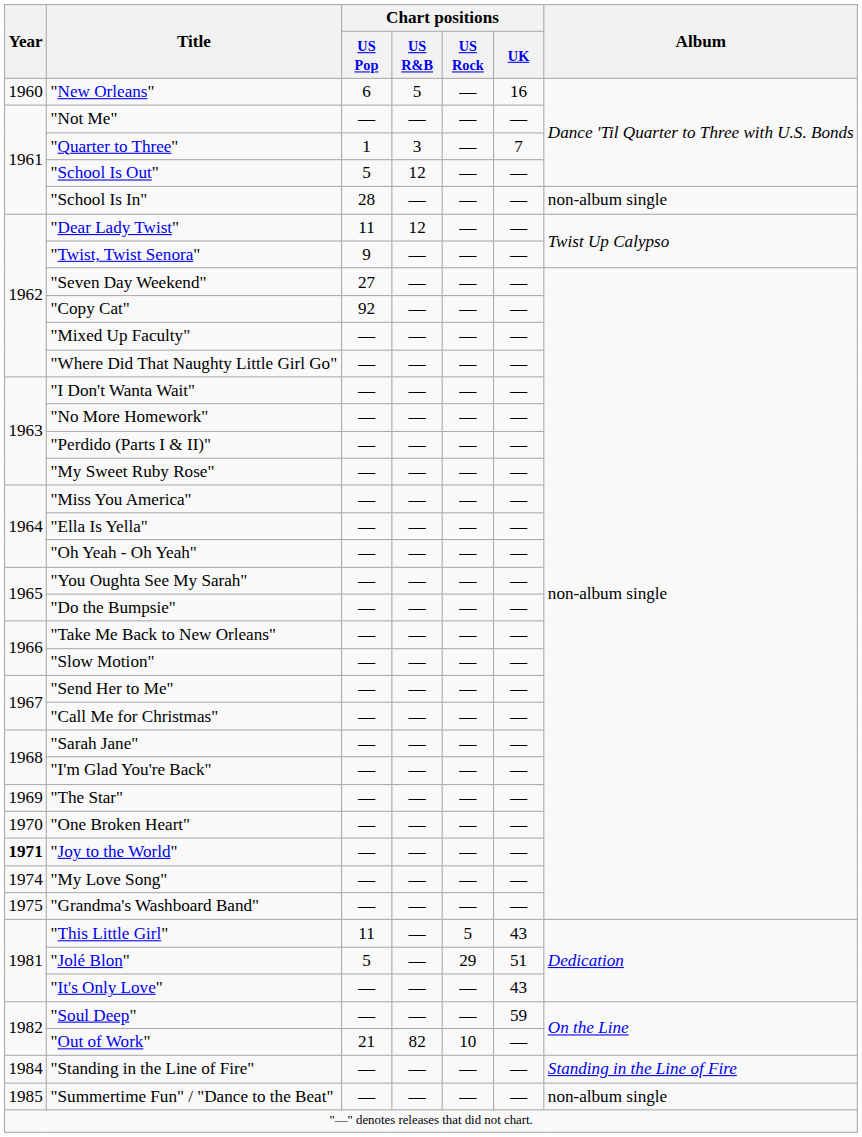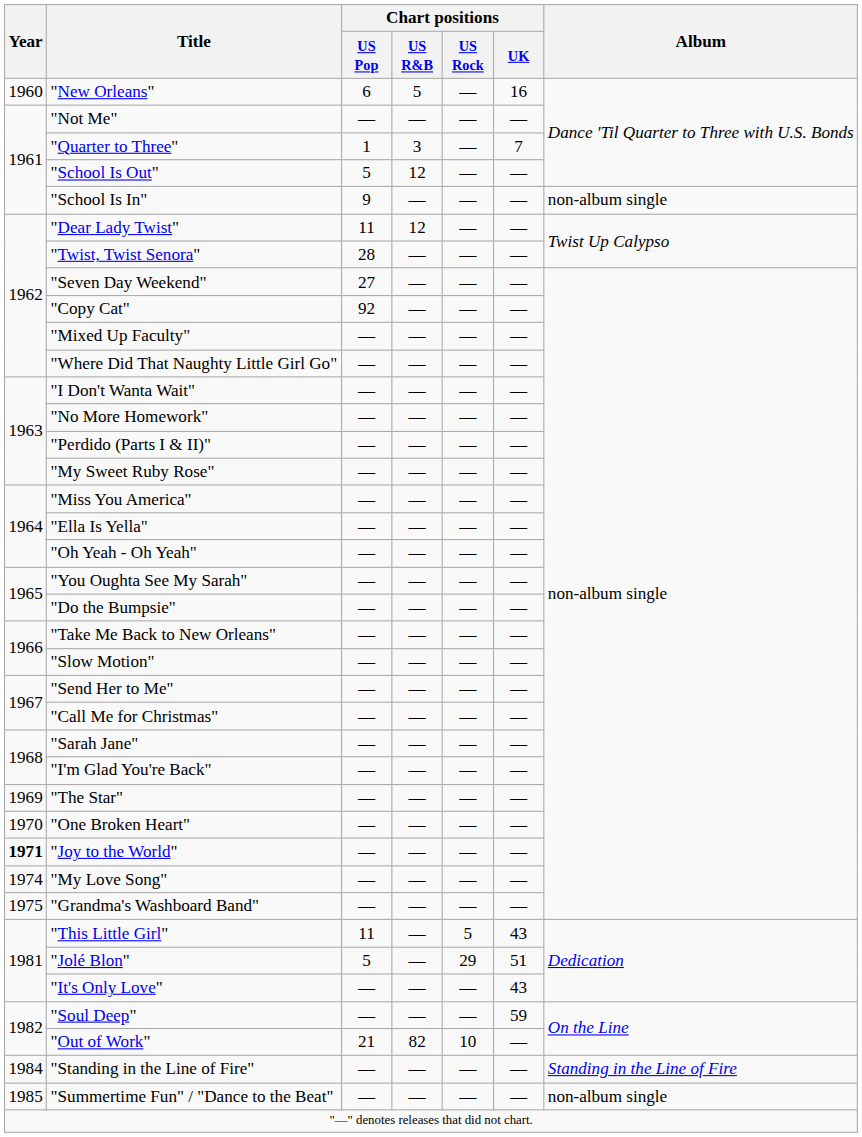(366, 200) 28 -> (366, 200) 9
(366, 254) 9 -> (366, 254) 28
